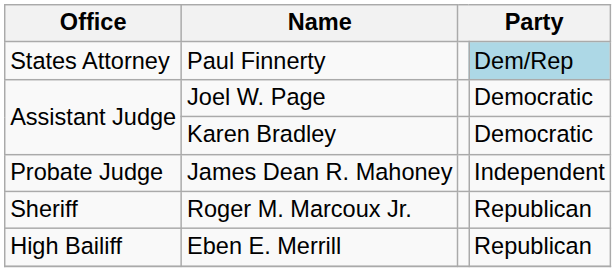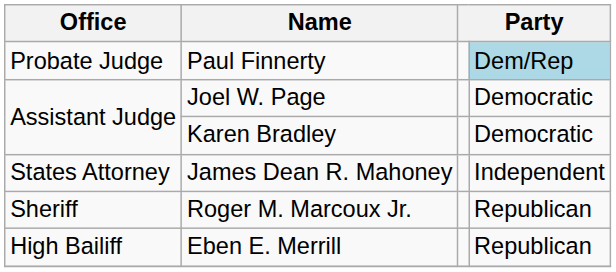(90, 60) States Attorney -> (87, 60) Probate Judge
(87, 172) Probate Judge -> (90, 172) States Attorney
